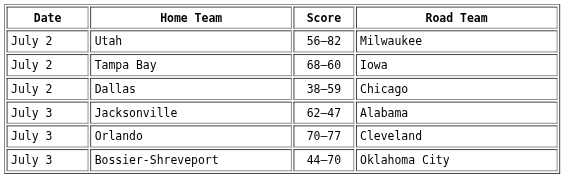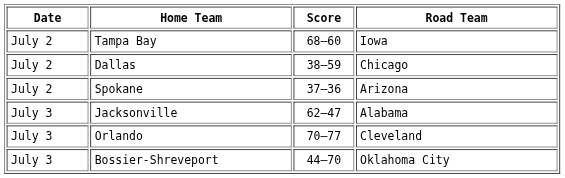- row: (108, 41)
+ row: (119, 89)
